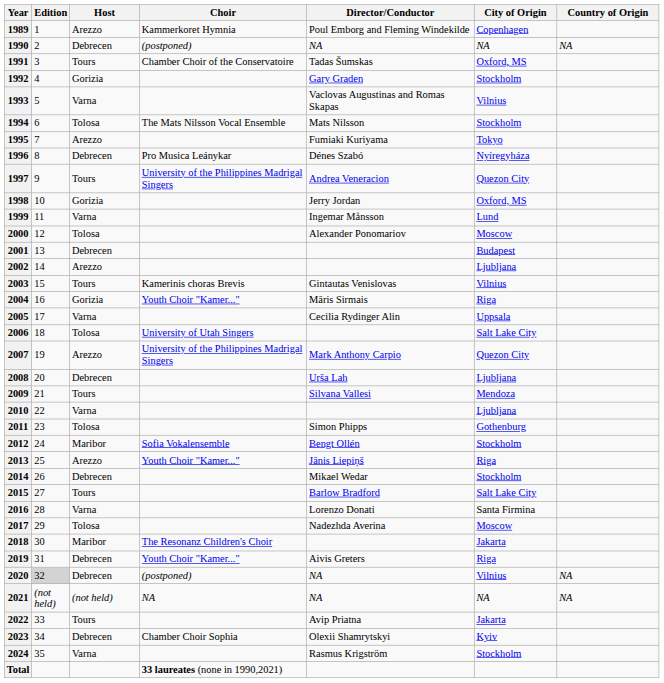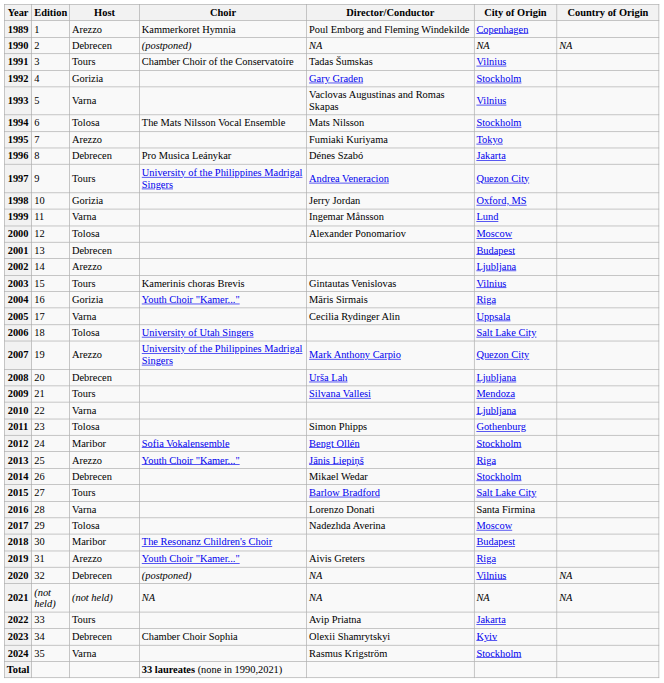(502, 62) Oxford, MS -> (491, 62) Vilnius
(503, 156) Nyíregyháza -> (491, 156) Jakarta
(491, 542) Jakarta -> (496, 542) Budapest
(92, 559) Debrecen -> (87, 559) Arezzo
(39, 575) lightgrey background -> (39, 575) no background
